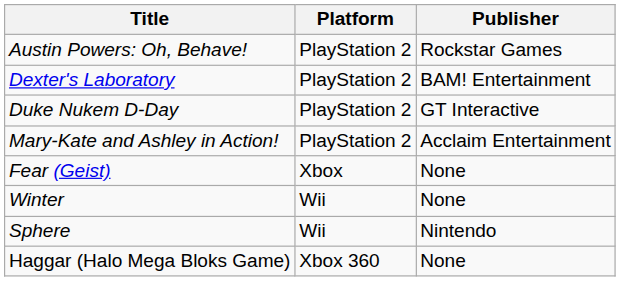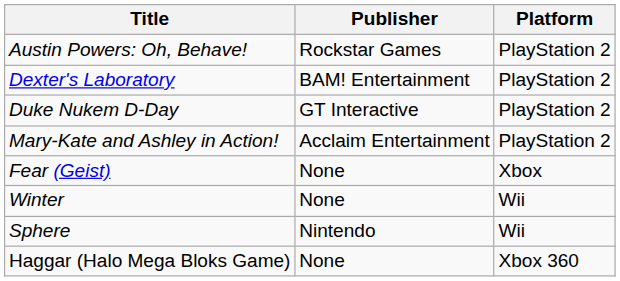columns swapped: (515, 19) <-> (355, 19)
